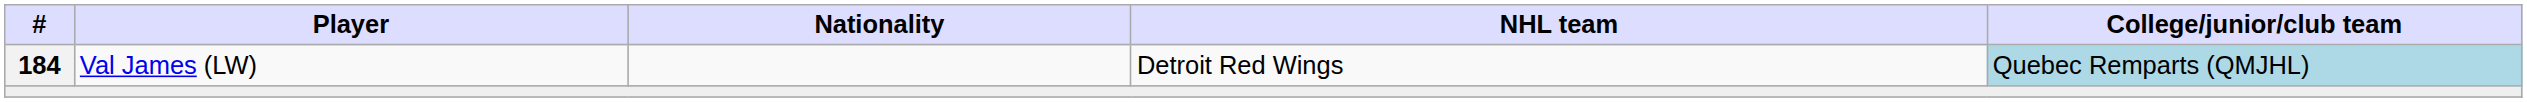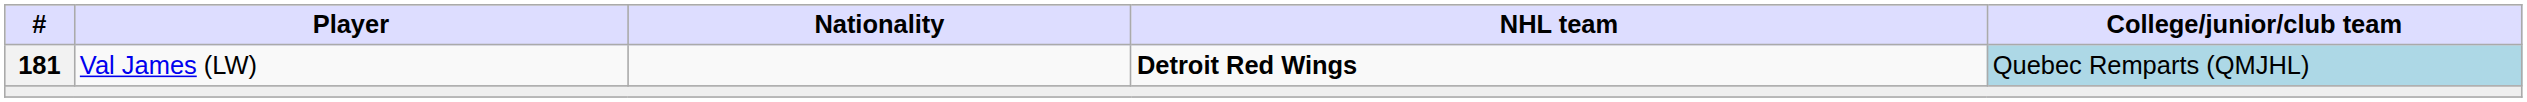(39, 65) 184 -> (39, 65) 181
(1240, 65) normal -> (1247, 65) bold
